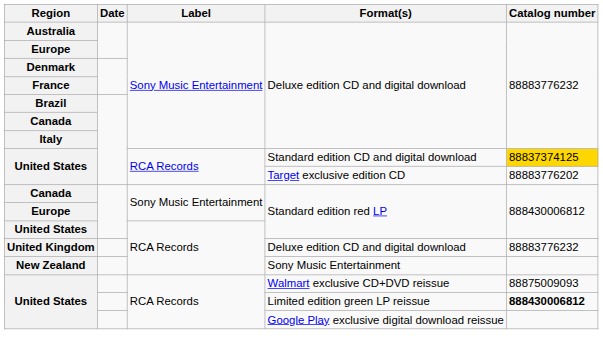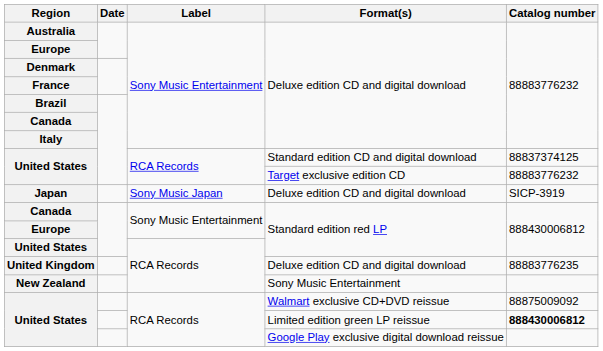(544, 157) gold background -> (544, 157) no background
(544, 175) 88883776202 -> (544, 175) 88883776232
+ row: (51, 193)
(544, 247) 88883776232 -> (544, 265) 88883776235
(544, 283) 88875009093 -> (544, 301) 88875009092
